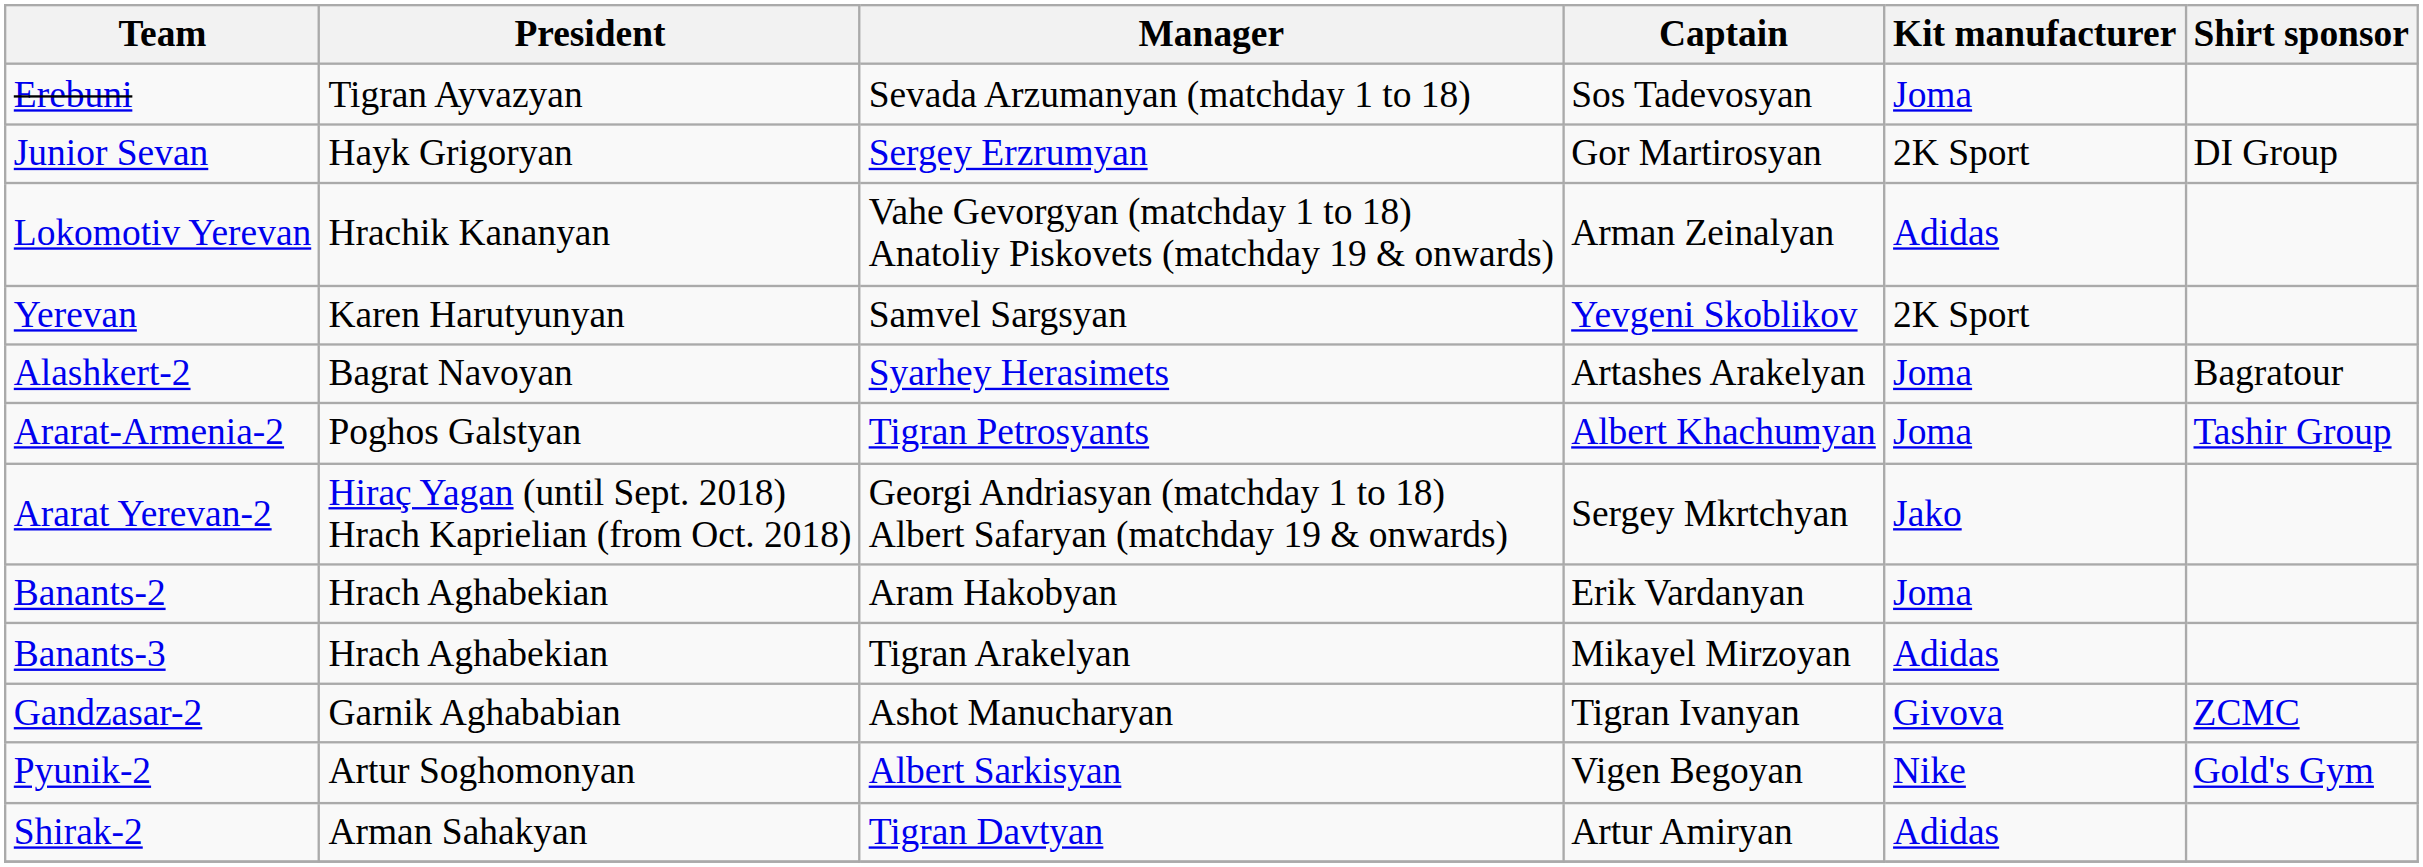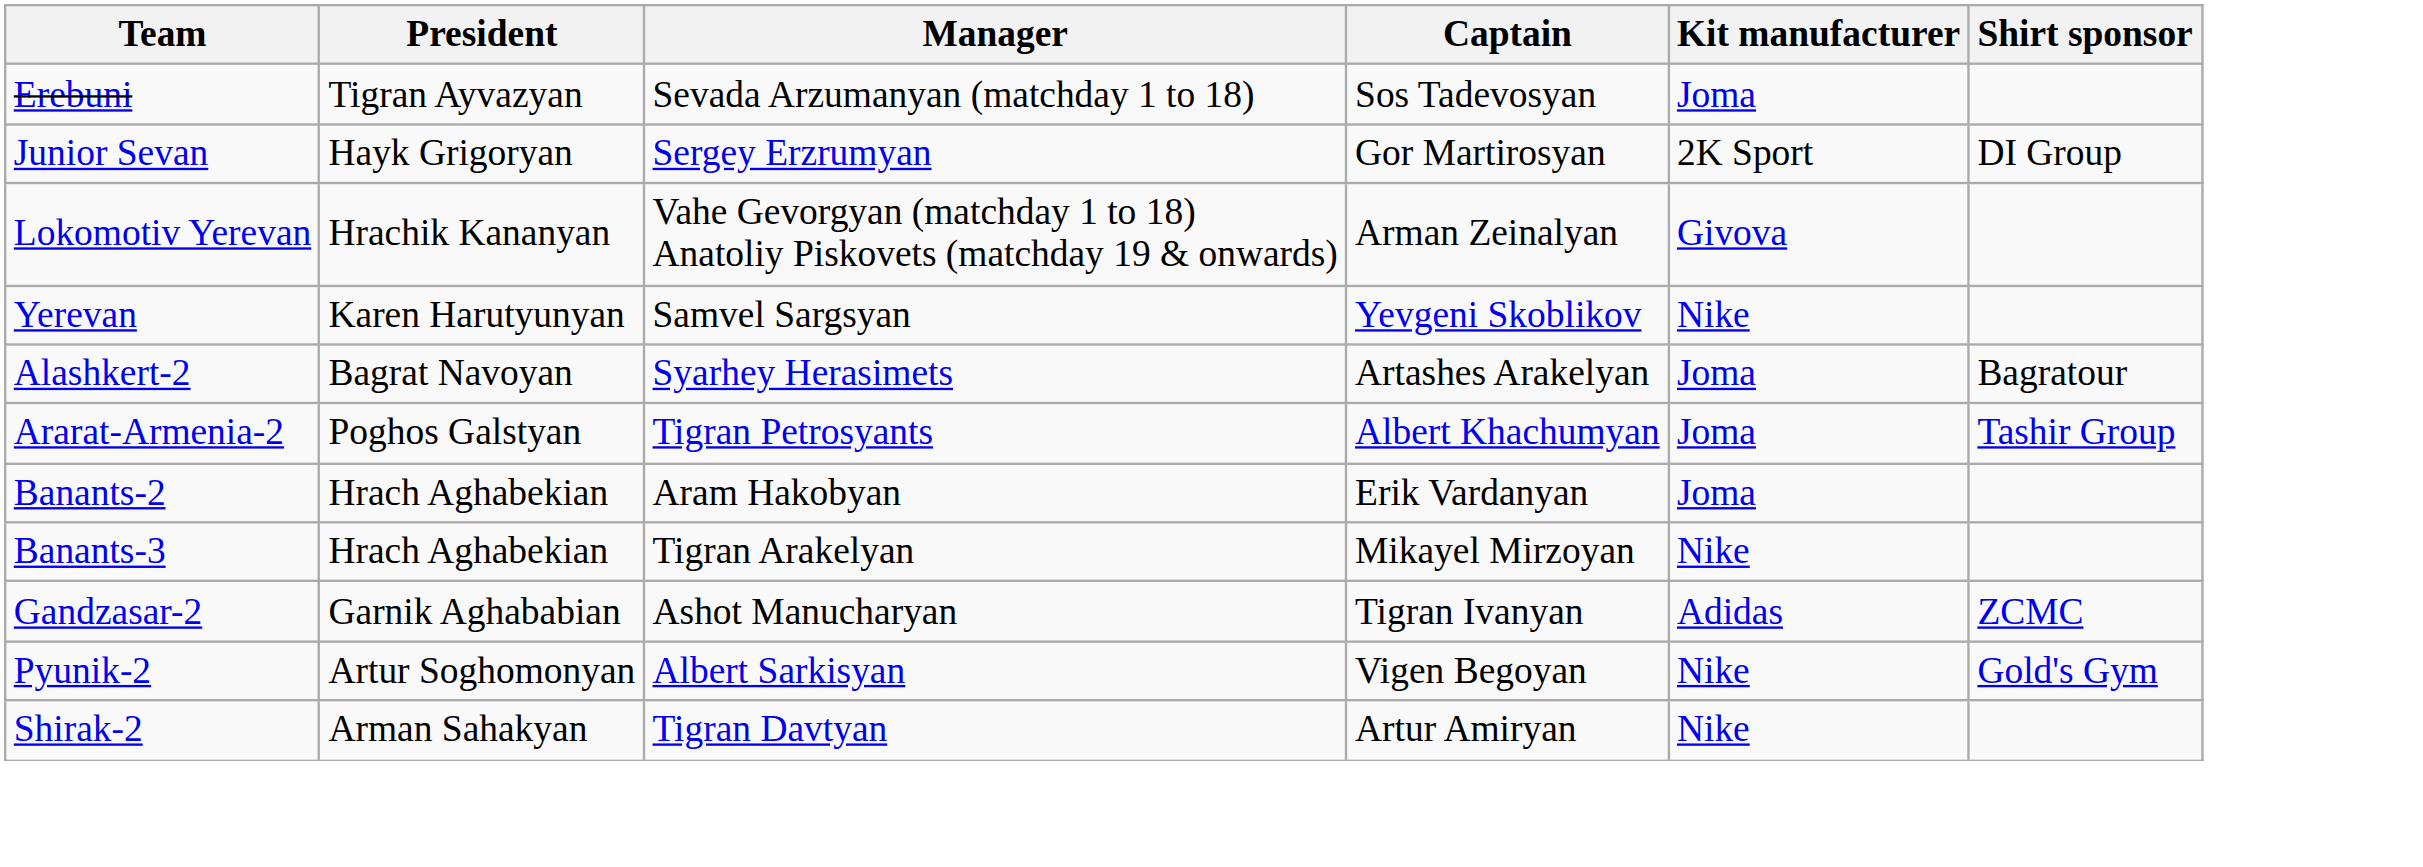(1946, 233) Adidas -> (1732, 233) Givova
(1961, 313) 2K Sport -> (1713, 313) Nike
- row: (143, 513)
(1946, 652) Adidas -> (1713, 551) Nike
(1948, 712) Givova -> (1730, 610) Adidas
(1946, 830) Adidas -> (1713, 729) Nike
